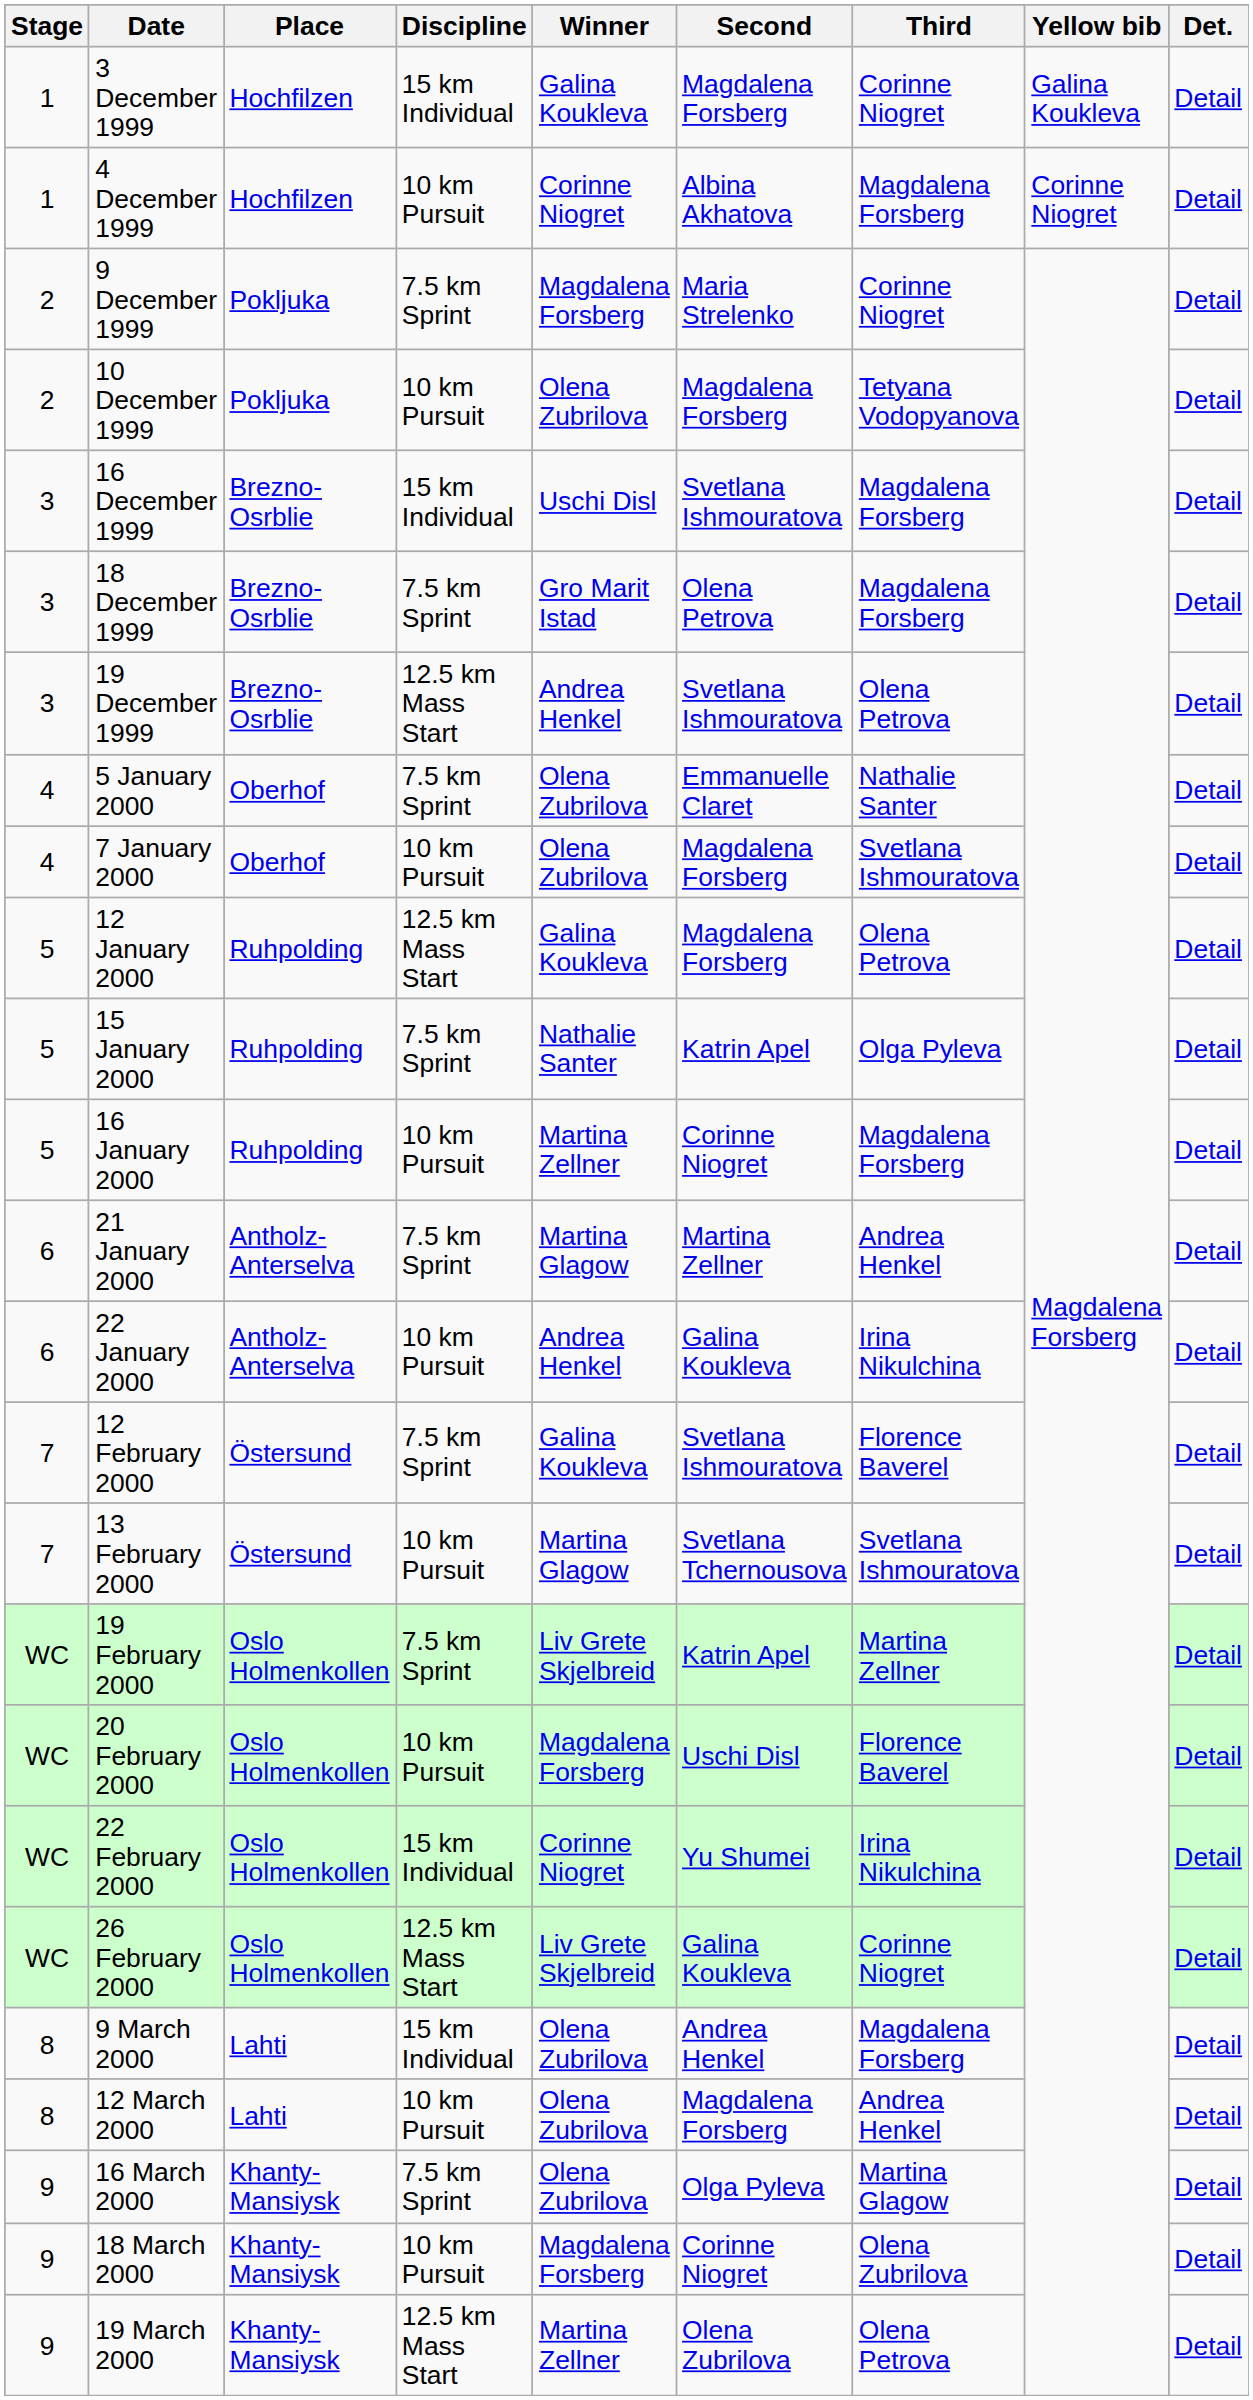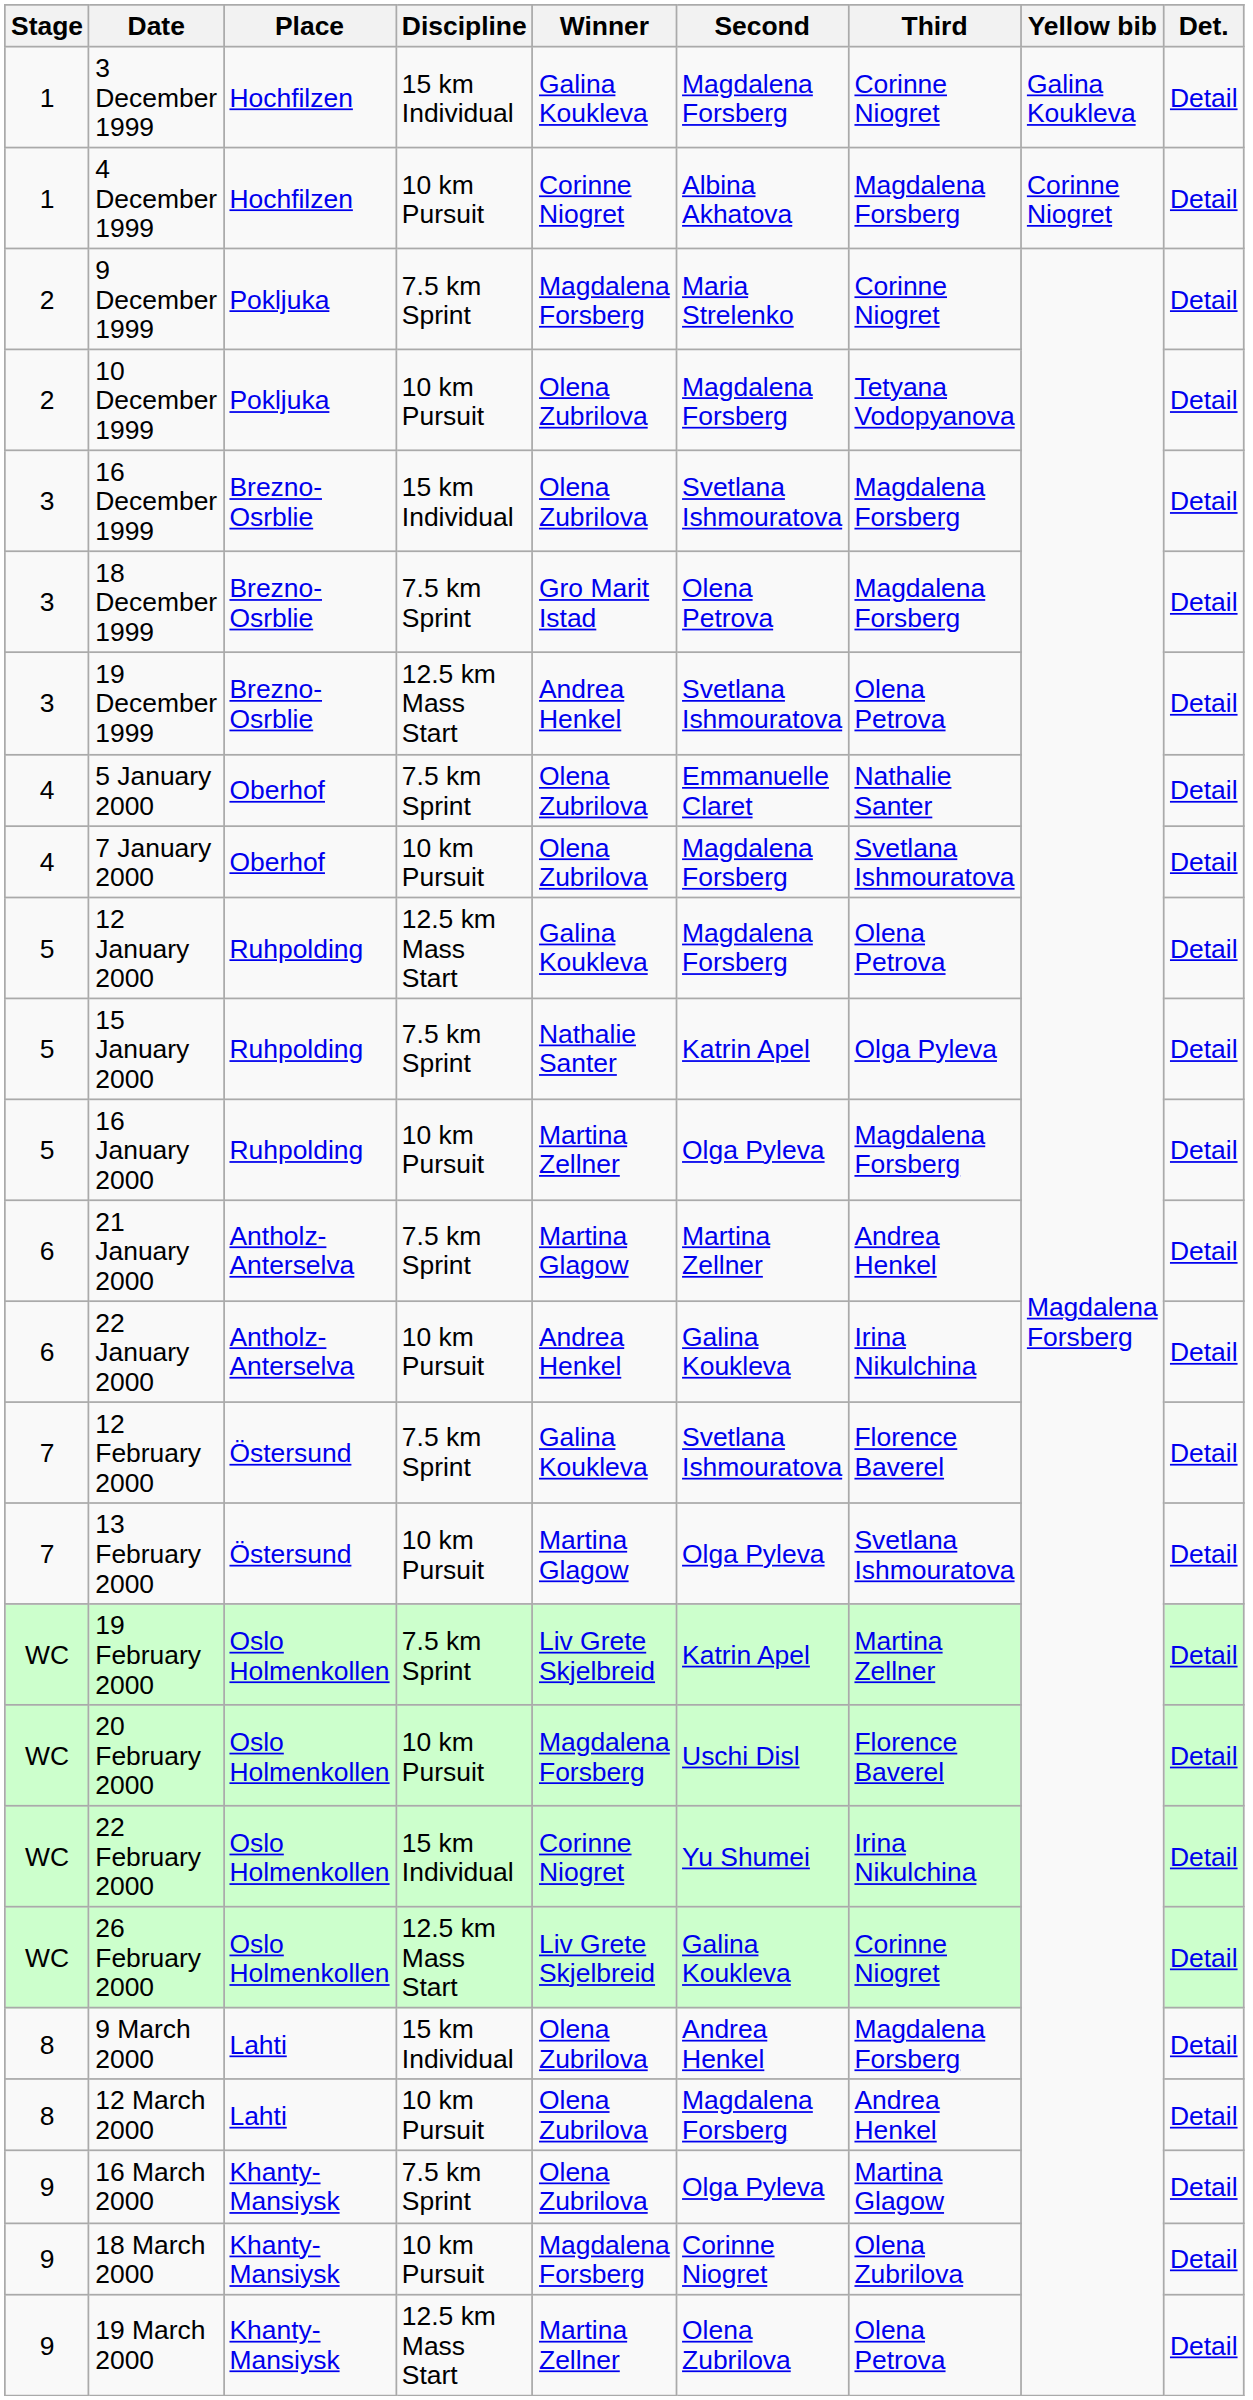(598, 502) Uschi Disl -> (593, 502) Olena Zubrilova
(728, 1150) Corinne Niogret -> (753, 1150) Olga Pyleva
(764, 1554) Svetlana Tchernousova -> (753, 1554) Olga Pyleva
